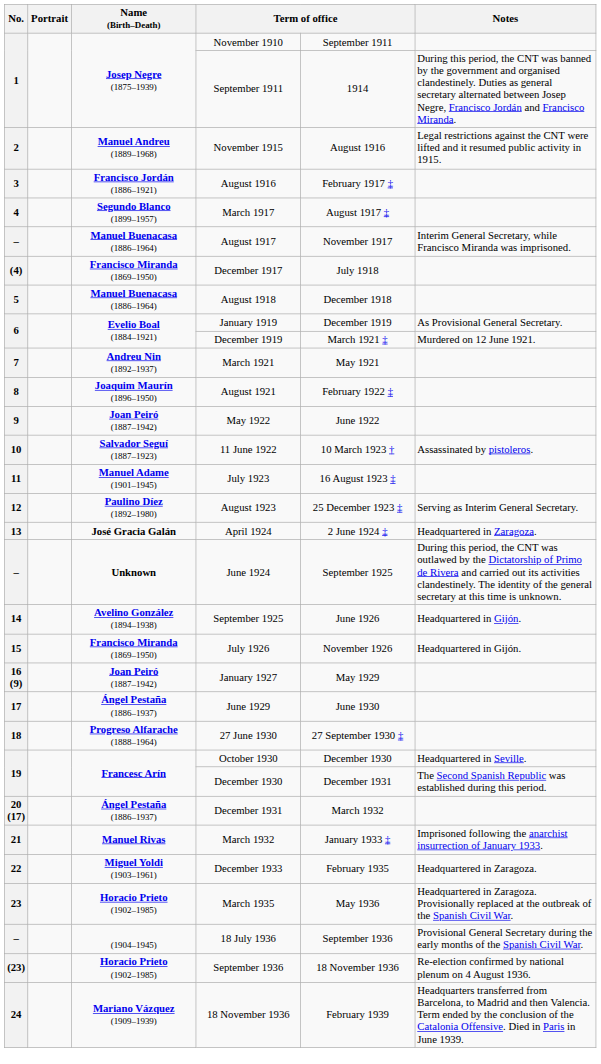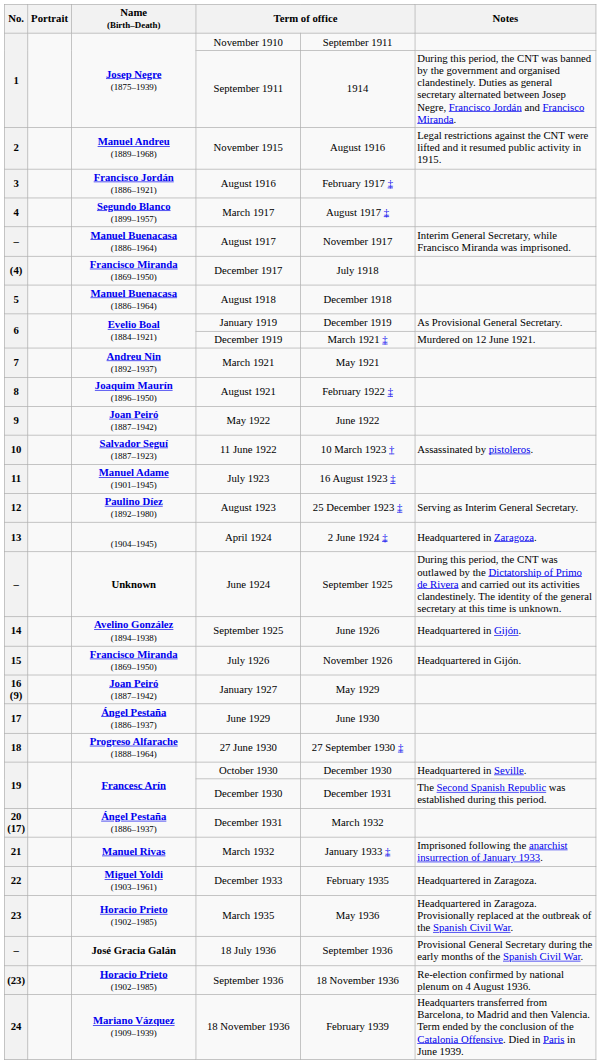(134, 531) José Gracia Galán -> (134, 543) (1904–1945)
(134, 945) (1904–1945) -> (134, 951) José Gracia Galán
